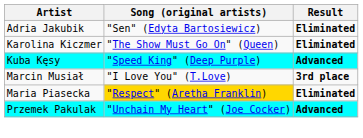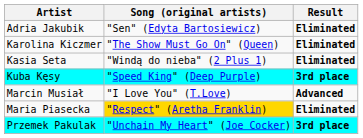+ row: (36, 61)
(320, 61) Advanced -> (323, 77) 3rd place
(323, 77) 3rd place -> (320, 93) Advanced
(320, 109) Advanced -> (323, 125) 3rd place
